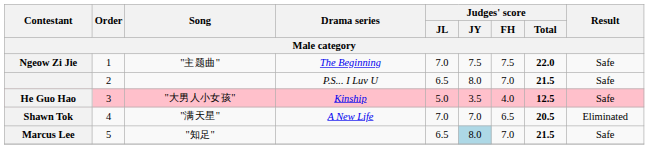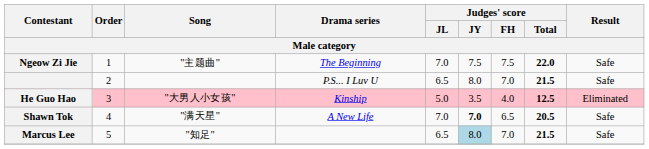(605, 98) Safe -> (605, 98) Eliminated
(475, 116) normal -> (475, 116) bold
(605, 116) Eliminated -> (605, 116) Safe
